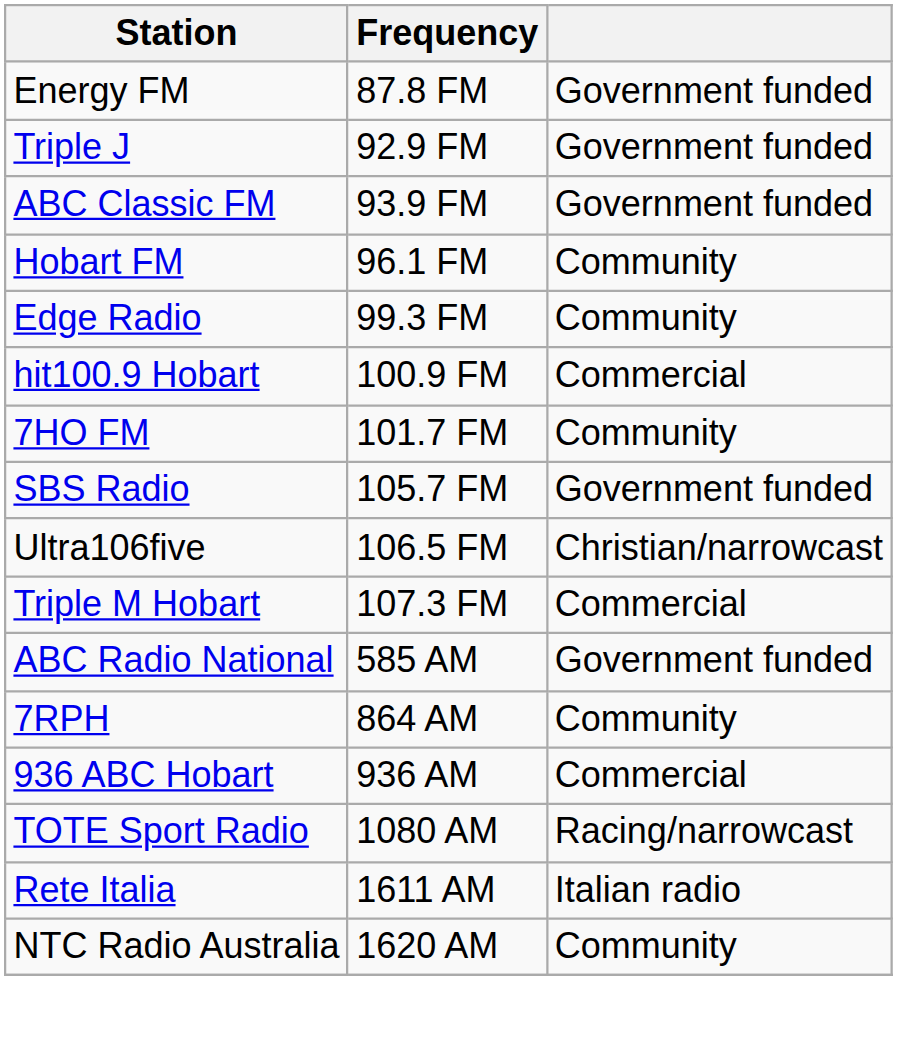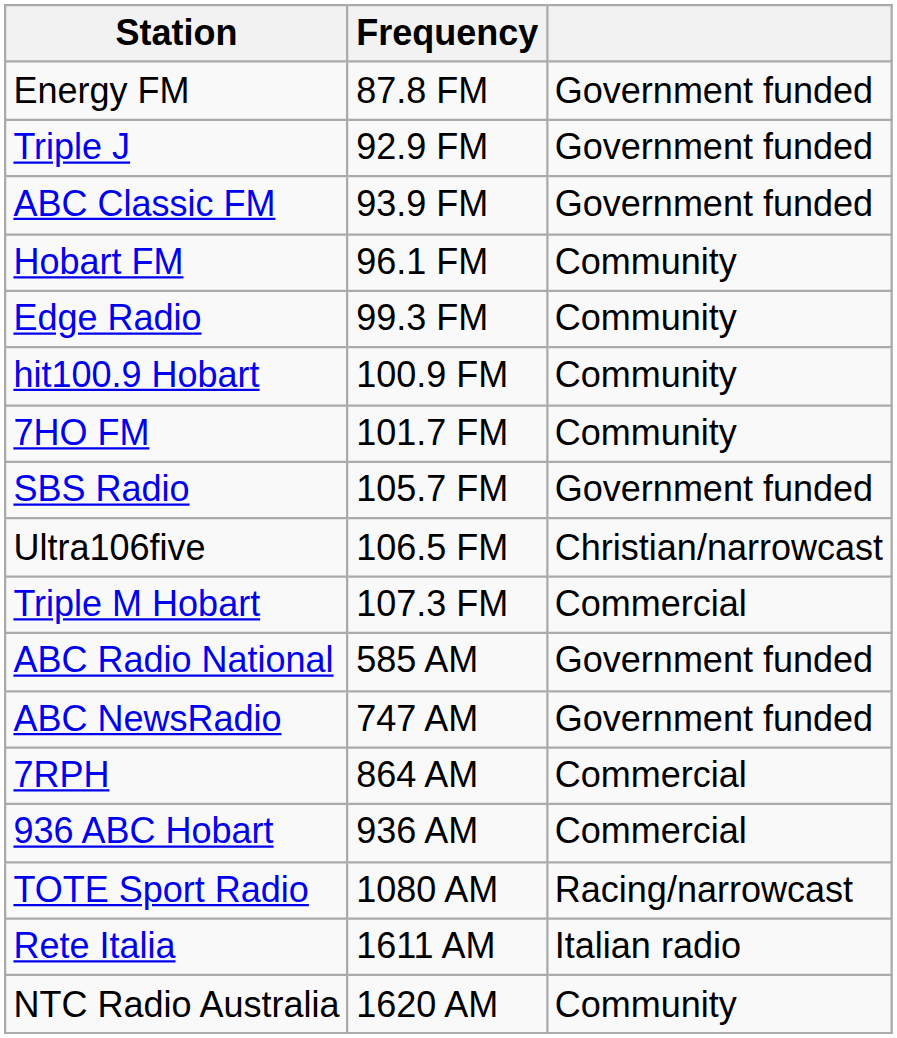(651, 375) Commercial -> (646, 375) Community
+ row: (147, 718)
(646, 718) Community -> (651, 775) Commercial
